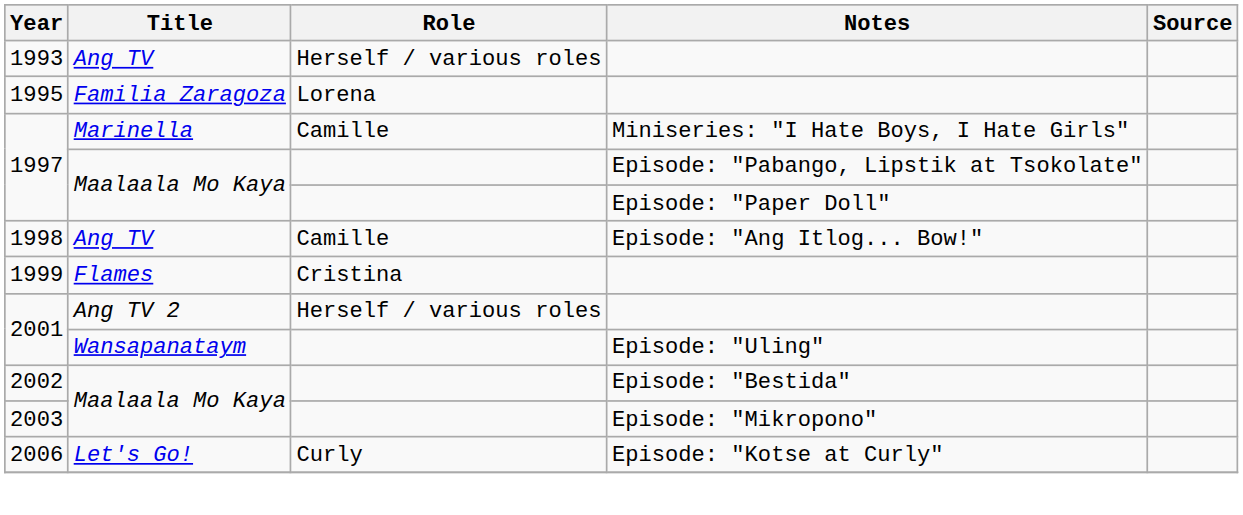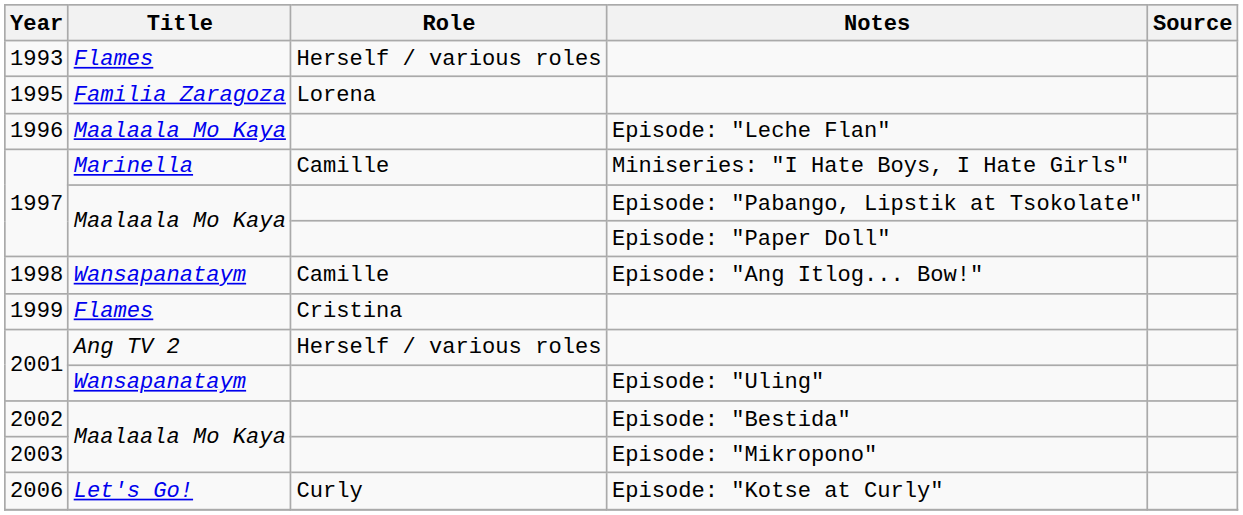(113, 59) Ang TV -> (113, 59) Flames
+ row: (37, 131)
(113, 239) Ang TV -> (160, 275) Wansapanataym
